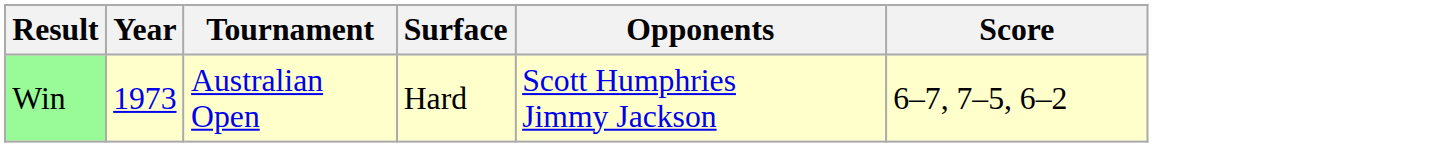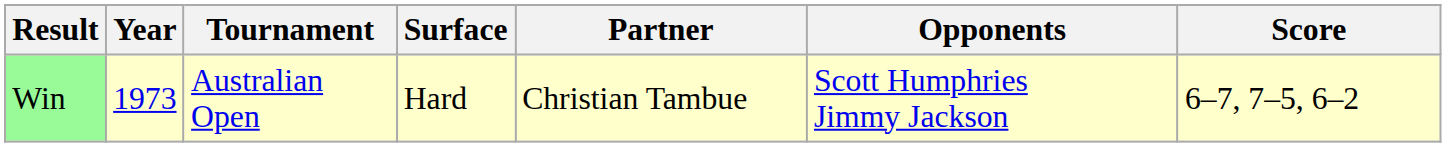+ column: (661, 29)
